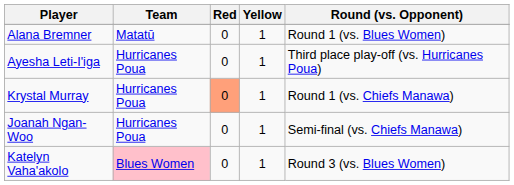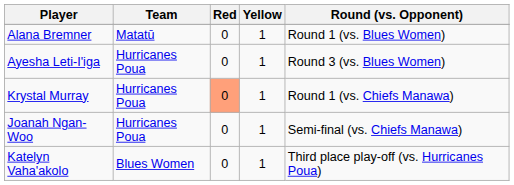(385, 62) Third place play-off (vs. Hurricanes Poua) -> (366, 62) Round 3 (vs. Blues Women)
(155, 164) pink background -> (155, 164) no background
(366, 164) Round 3 (vs. Blues Women) -> (385, 164) Third place play-off (vs. Hurricanes Poua)
